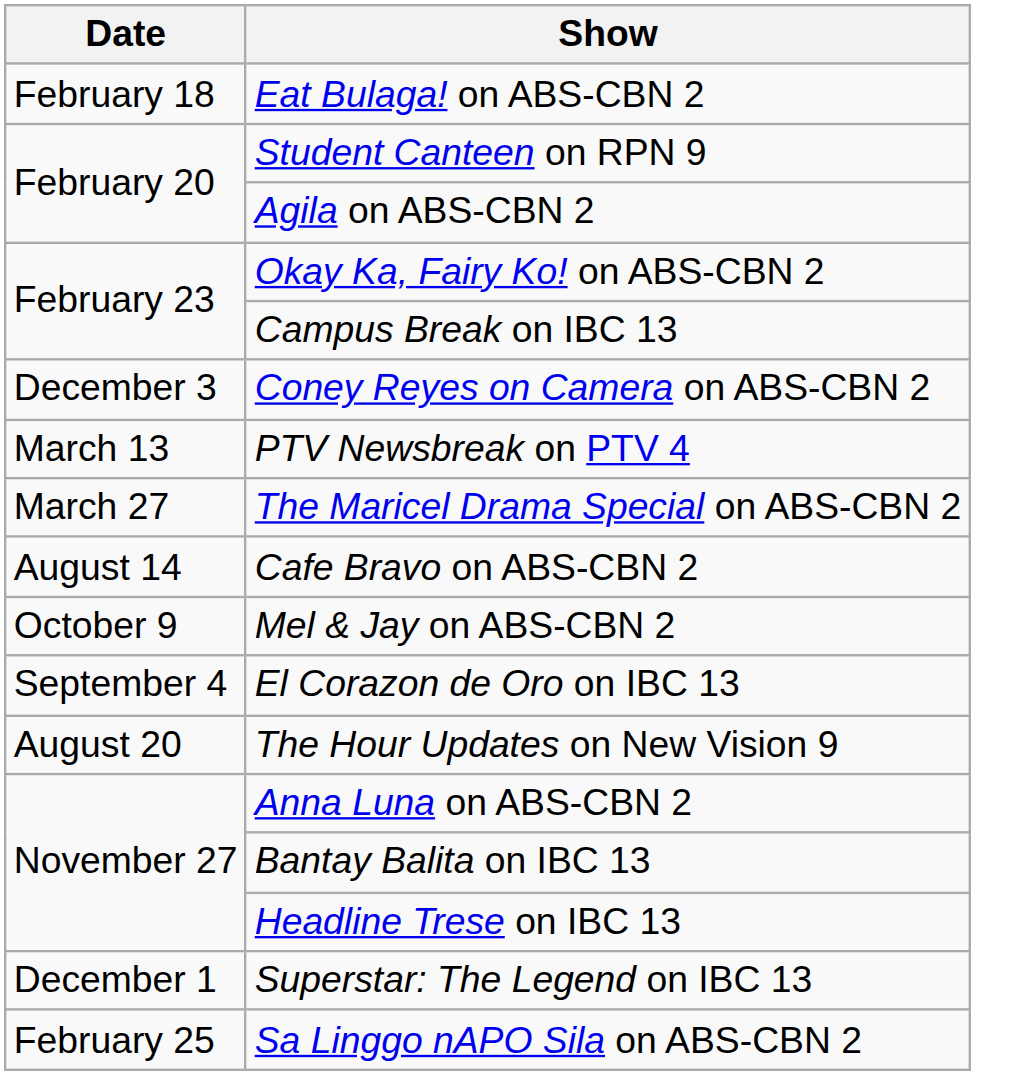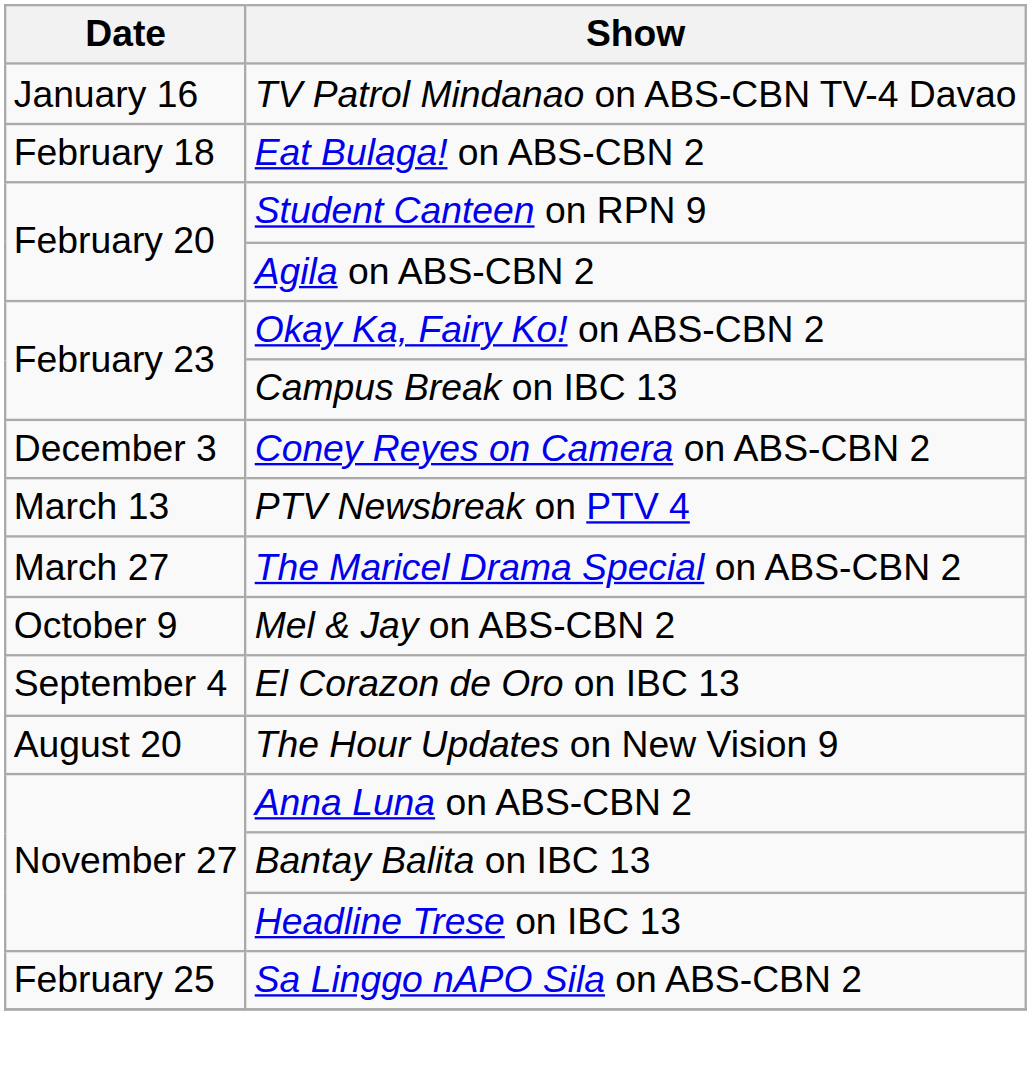+ row: (636, 93)
- row: (476, 566)
- row: (533, 980)
